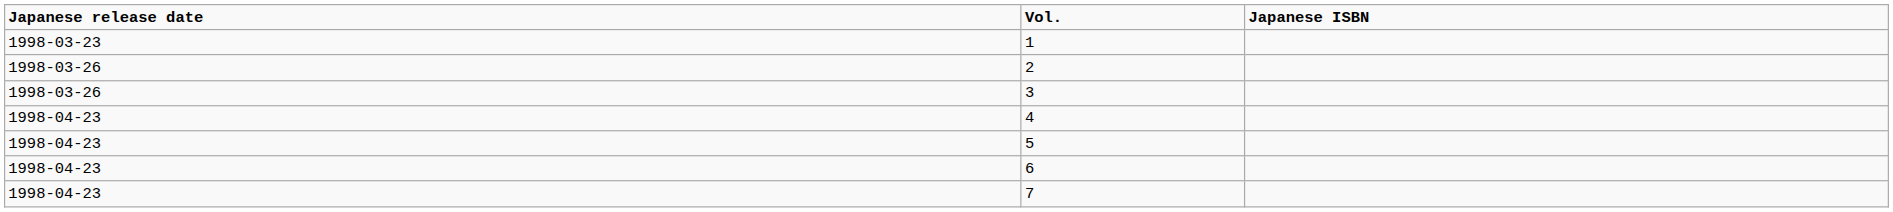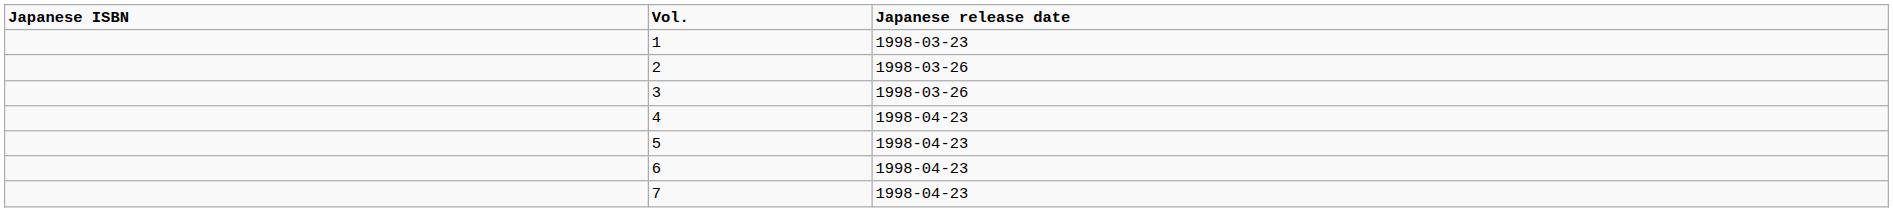columns swapped: (106, 17) <-> (1309, 17)
